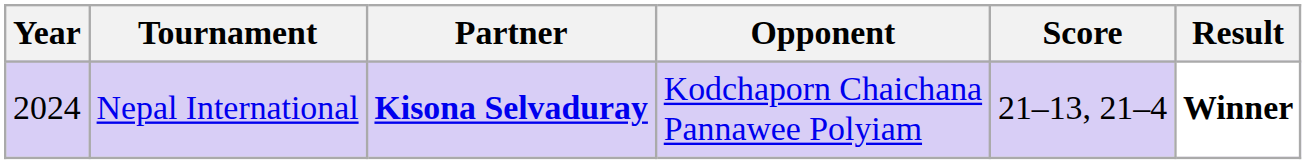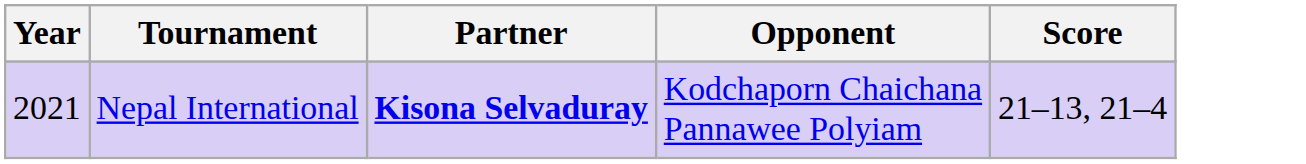- column: (1238, 32)
(47, 108) 2024 -> (47, 108) 2021
